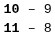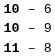+ row: (28, 9)
